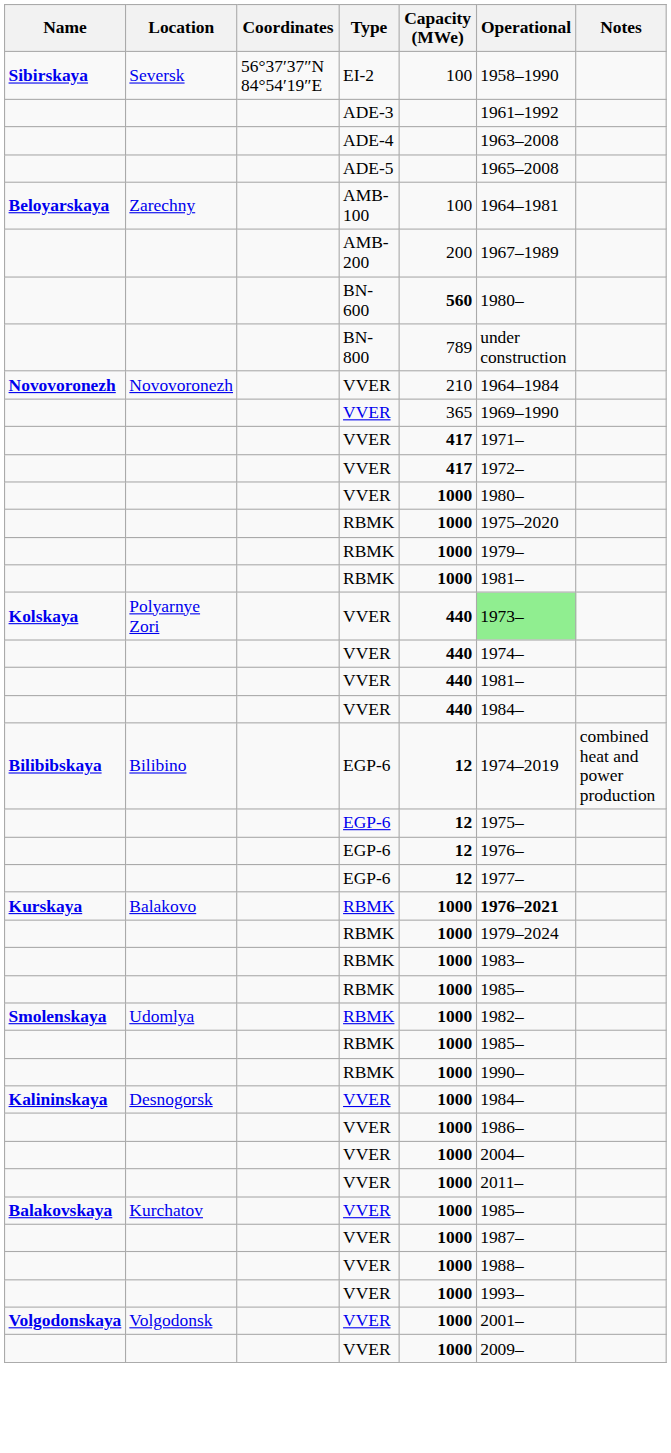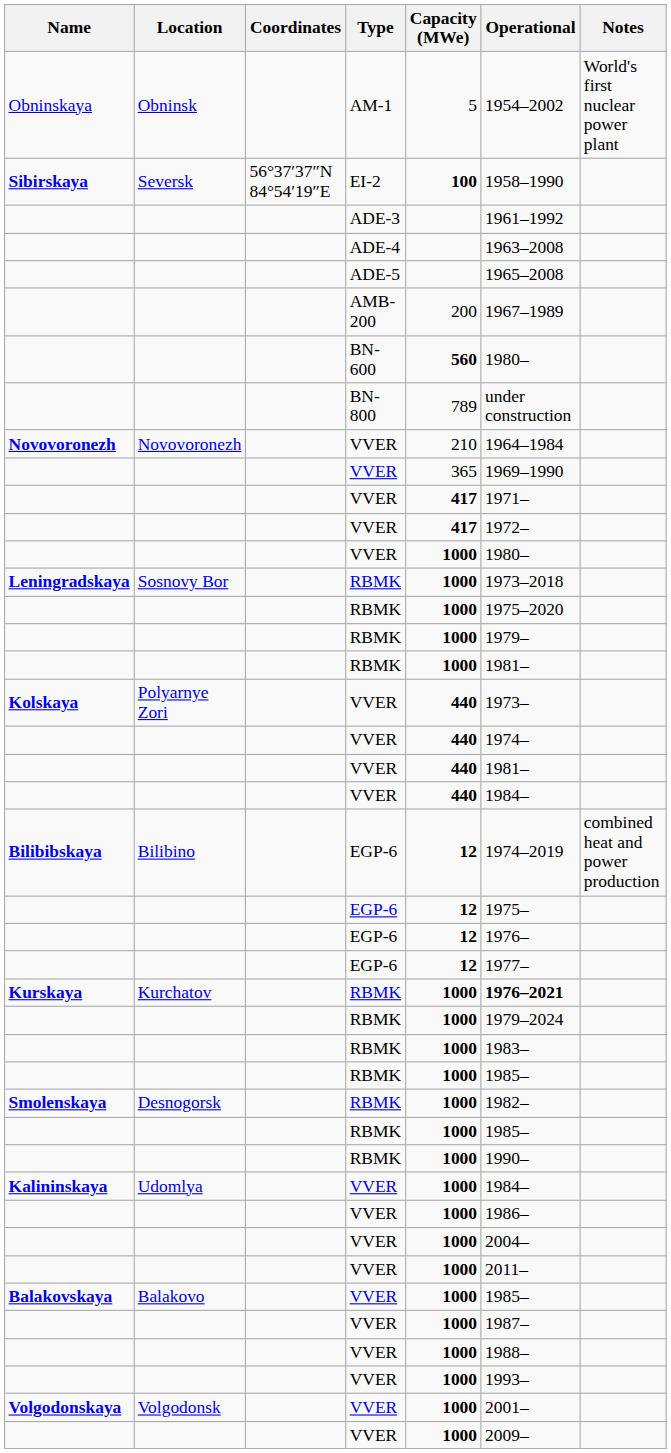+ row: (50, 104)
(459, 75) normal -> (464, 181) bold
- row: (59, 205)
+ row: (69, 582)
(502, 616) lightgreen background -> (507, 702) no background
(163, 905) Balakovo -> (175, 992) Kurchatov
(162, 1016) Udomlya -> (179, 1103) Desnogorsk
(171, 1099) Desnogorsk -> (170, 1186) Udomlya
(166, 1210) Kurchatov -> (171, 1296) Balakovo
